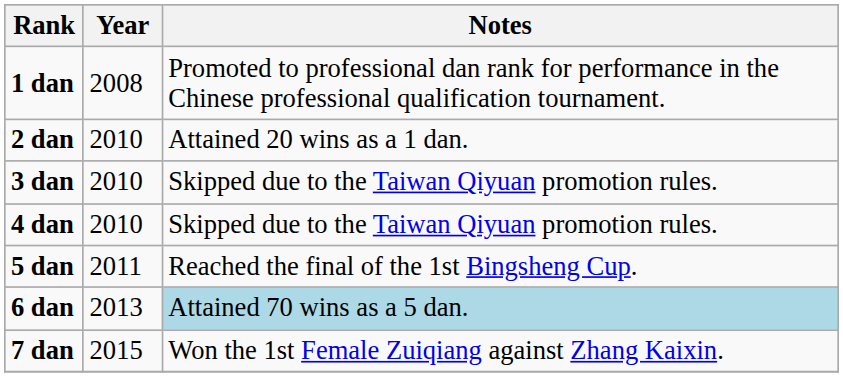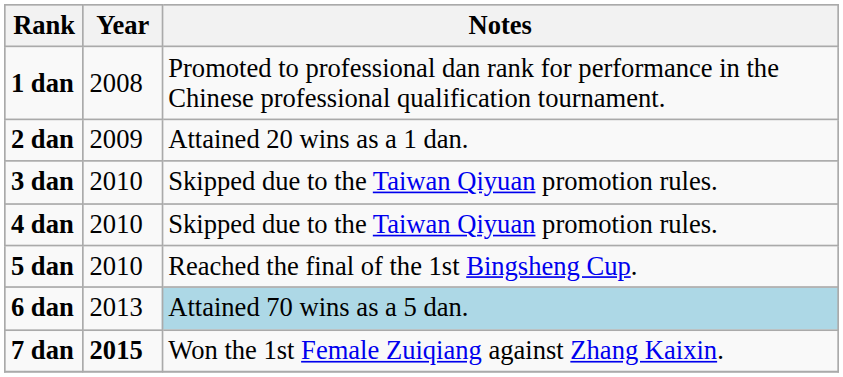(116, 139) 2010 -> (116, 139) 2009
(116, 266) 2011 -> (116, 266) 2010
(116, 350) normal -> (116, 350) bold
